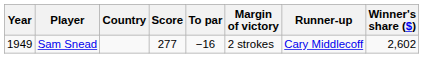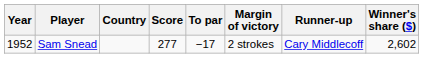(20, 44) 1949 -> (20, 44) 1952
(205, 44) −16 -> (205, 44) −17
